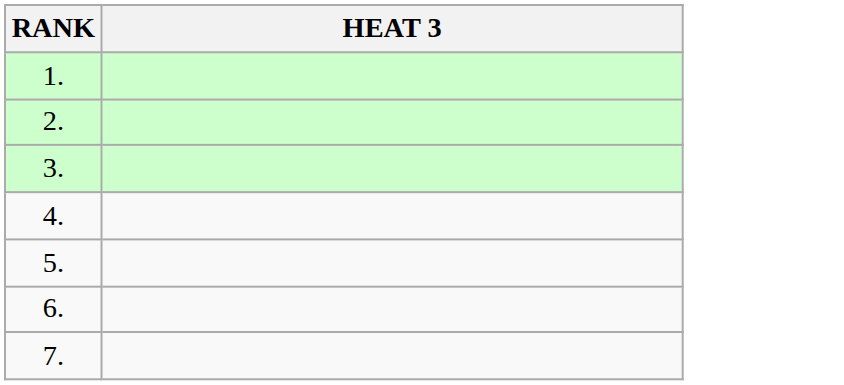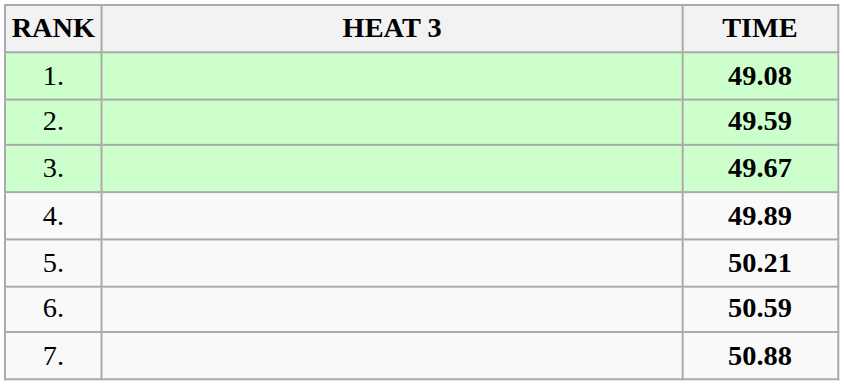+ column: (760, 28)
